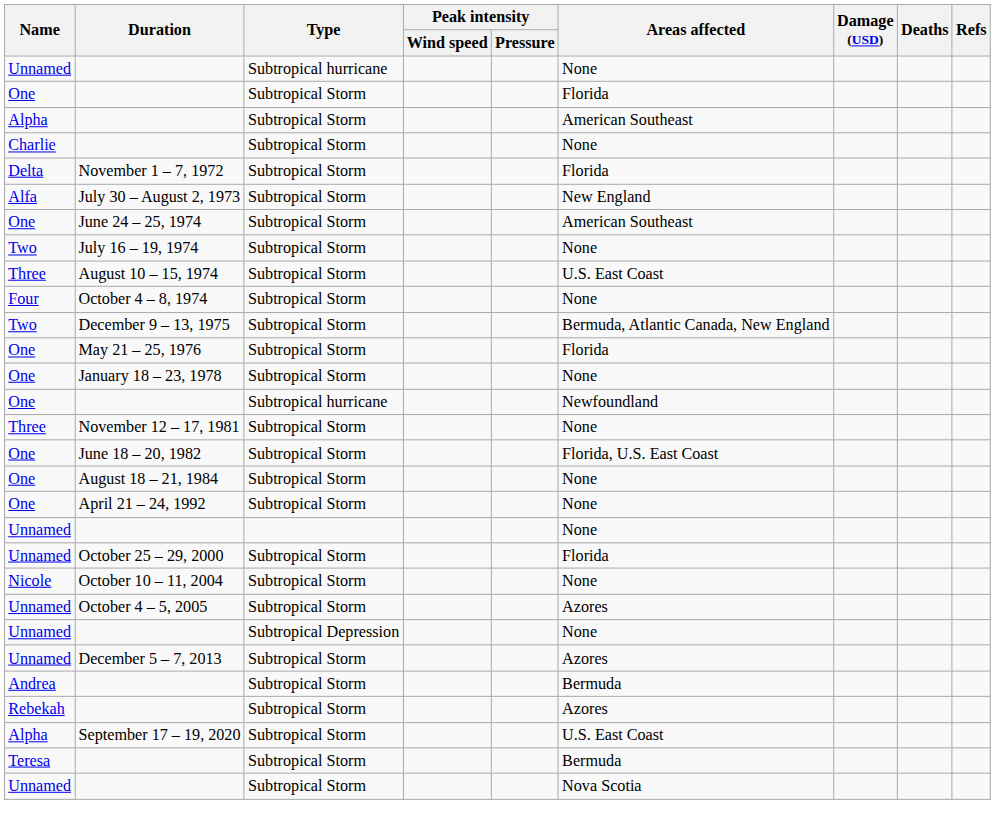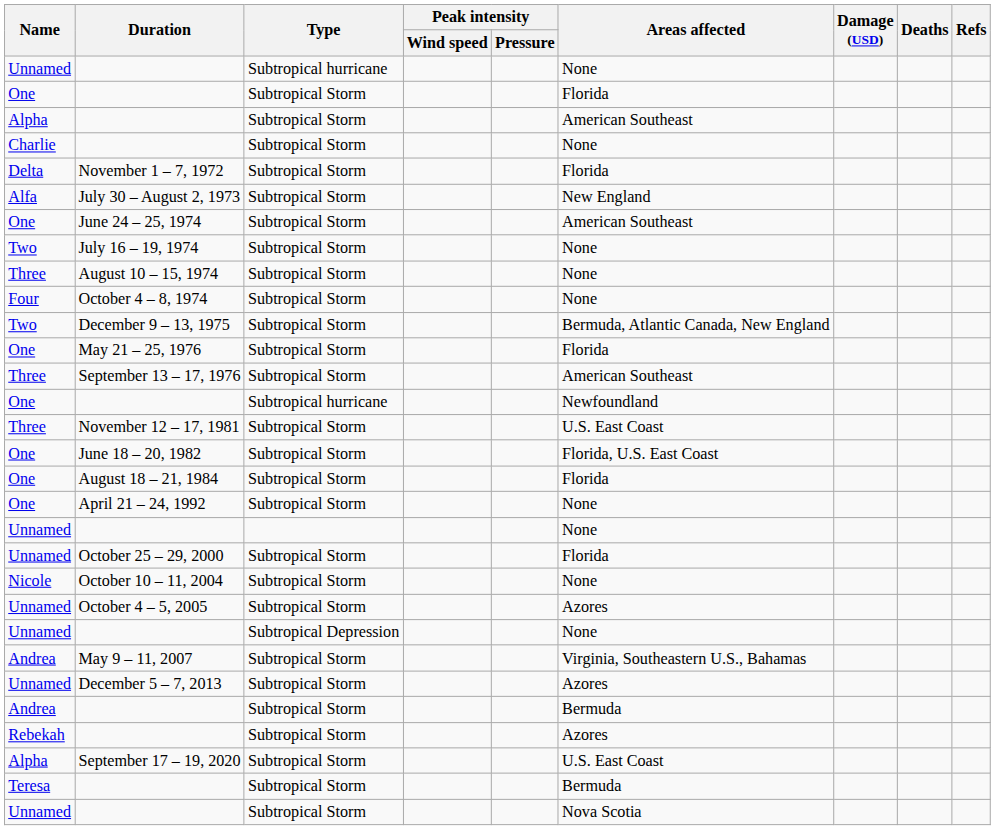(613, 273) U.S. East Coast -> (580, 273) None
+ row: (27, 376)
- row: (22, 376)
(580, 427) None -> (613, 427) U.S. East Coast
(580, 478) None -> (585, 478) Florida
+ row: (32, 658)
